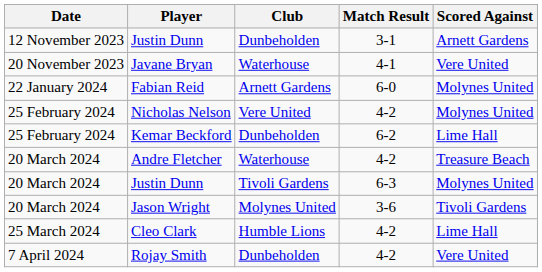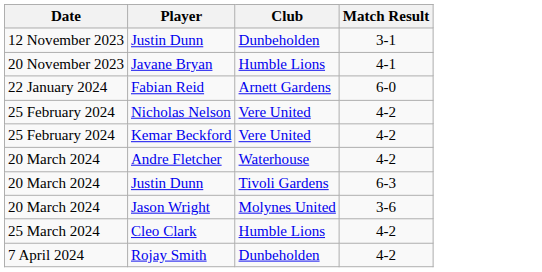- column: (485, 16)
(274, 64) Waterhouse -> (282, 64) Humble Lions
(279, 135) Dunbeholden -> (275, 135) Vere United
(386, 135) 6-2 -> (386, 135) 4-2
